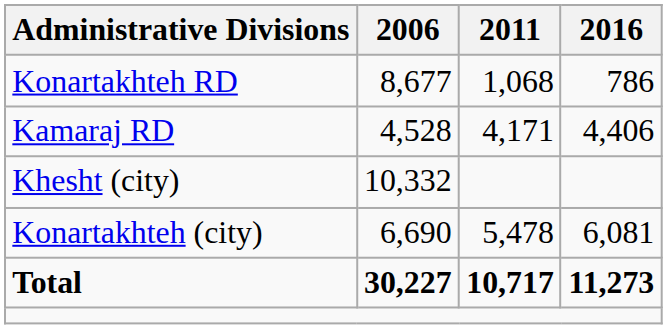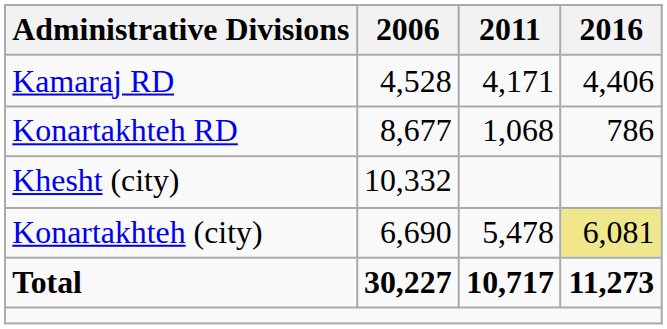rows swapped: (93, 130) <-> (125, 80)
(618, 231) no background -> (618, 231) khaki background
